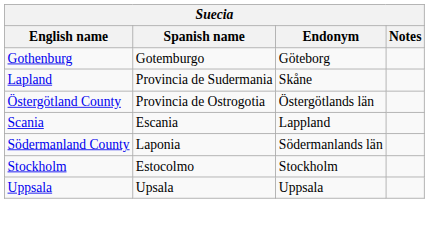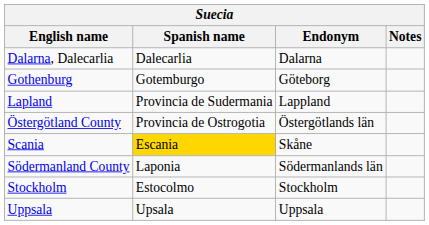+ row: (60, 58)
(295, 79) Skåne -> (305, 101) Lappland
(157, 123) no background -> (157, 144) gold background
(305, 123) Lappland -> (295, 144) Skåne
